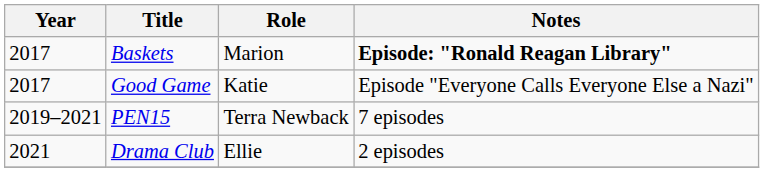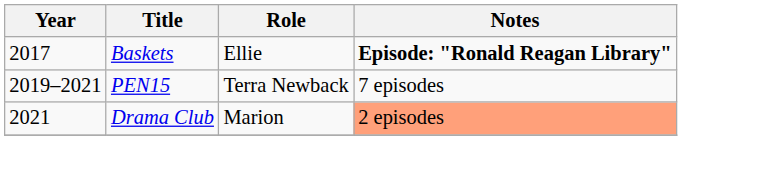(254, 53) Marion -> (243, 53) Ellie
- row: (161, 85)
(243, 150) Ellie -> (254, 118) Marion
(401, 150) no background -> (401, 118) lightsalmon background
